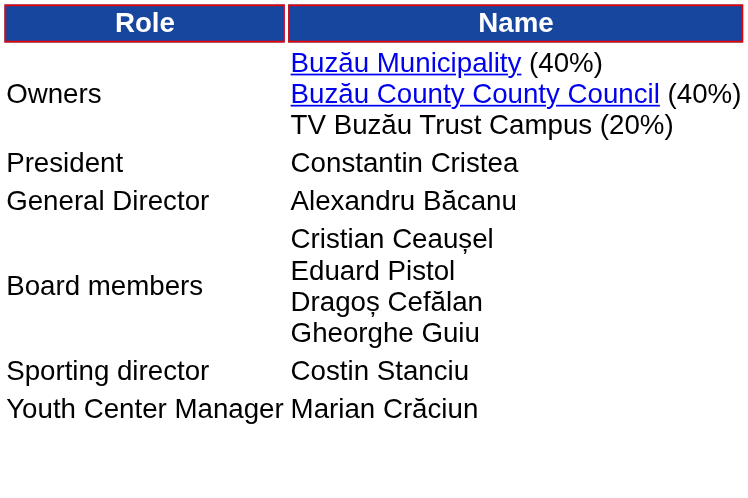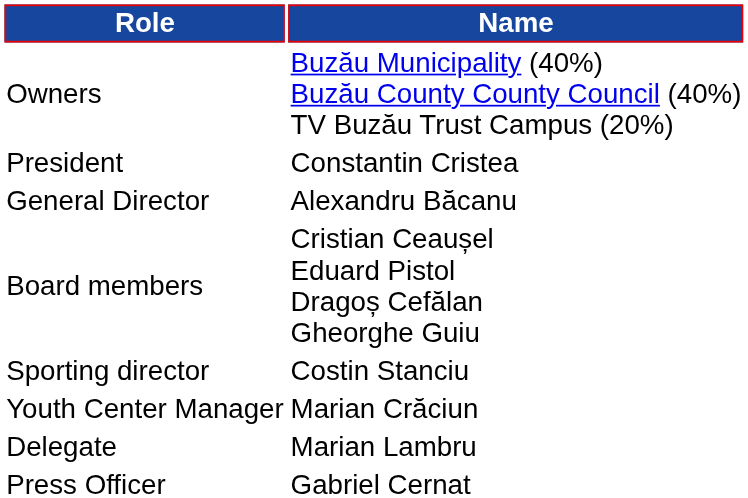+ row: (62, 446)
+ row: (86, 485)
